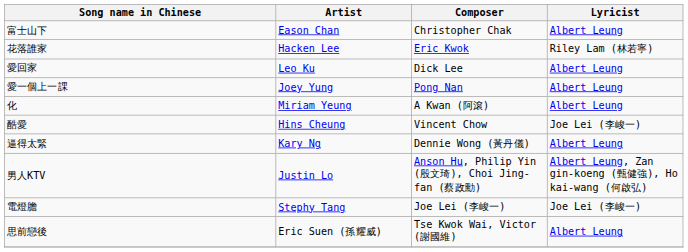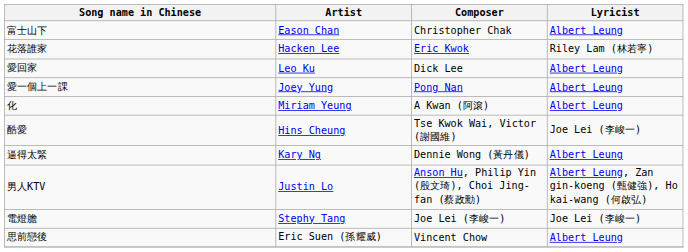(451, 125) Vincent Chow -> (475, 130) Tse Kwok Wai, Victor (謝國維)
(475, 231) Tse Kwok Wai, Victor (謝國維) -> (451, 238) Vincent Chow
